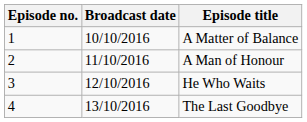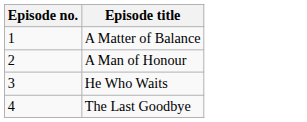- column: (130, 15)
